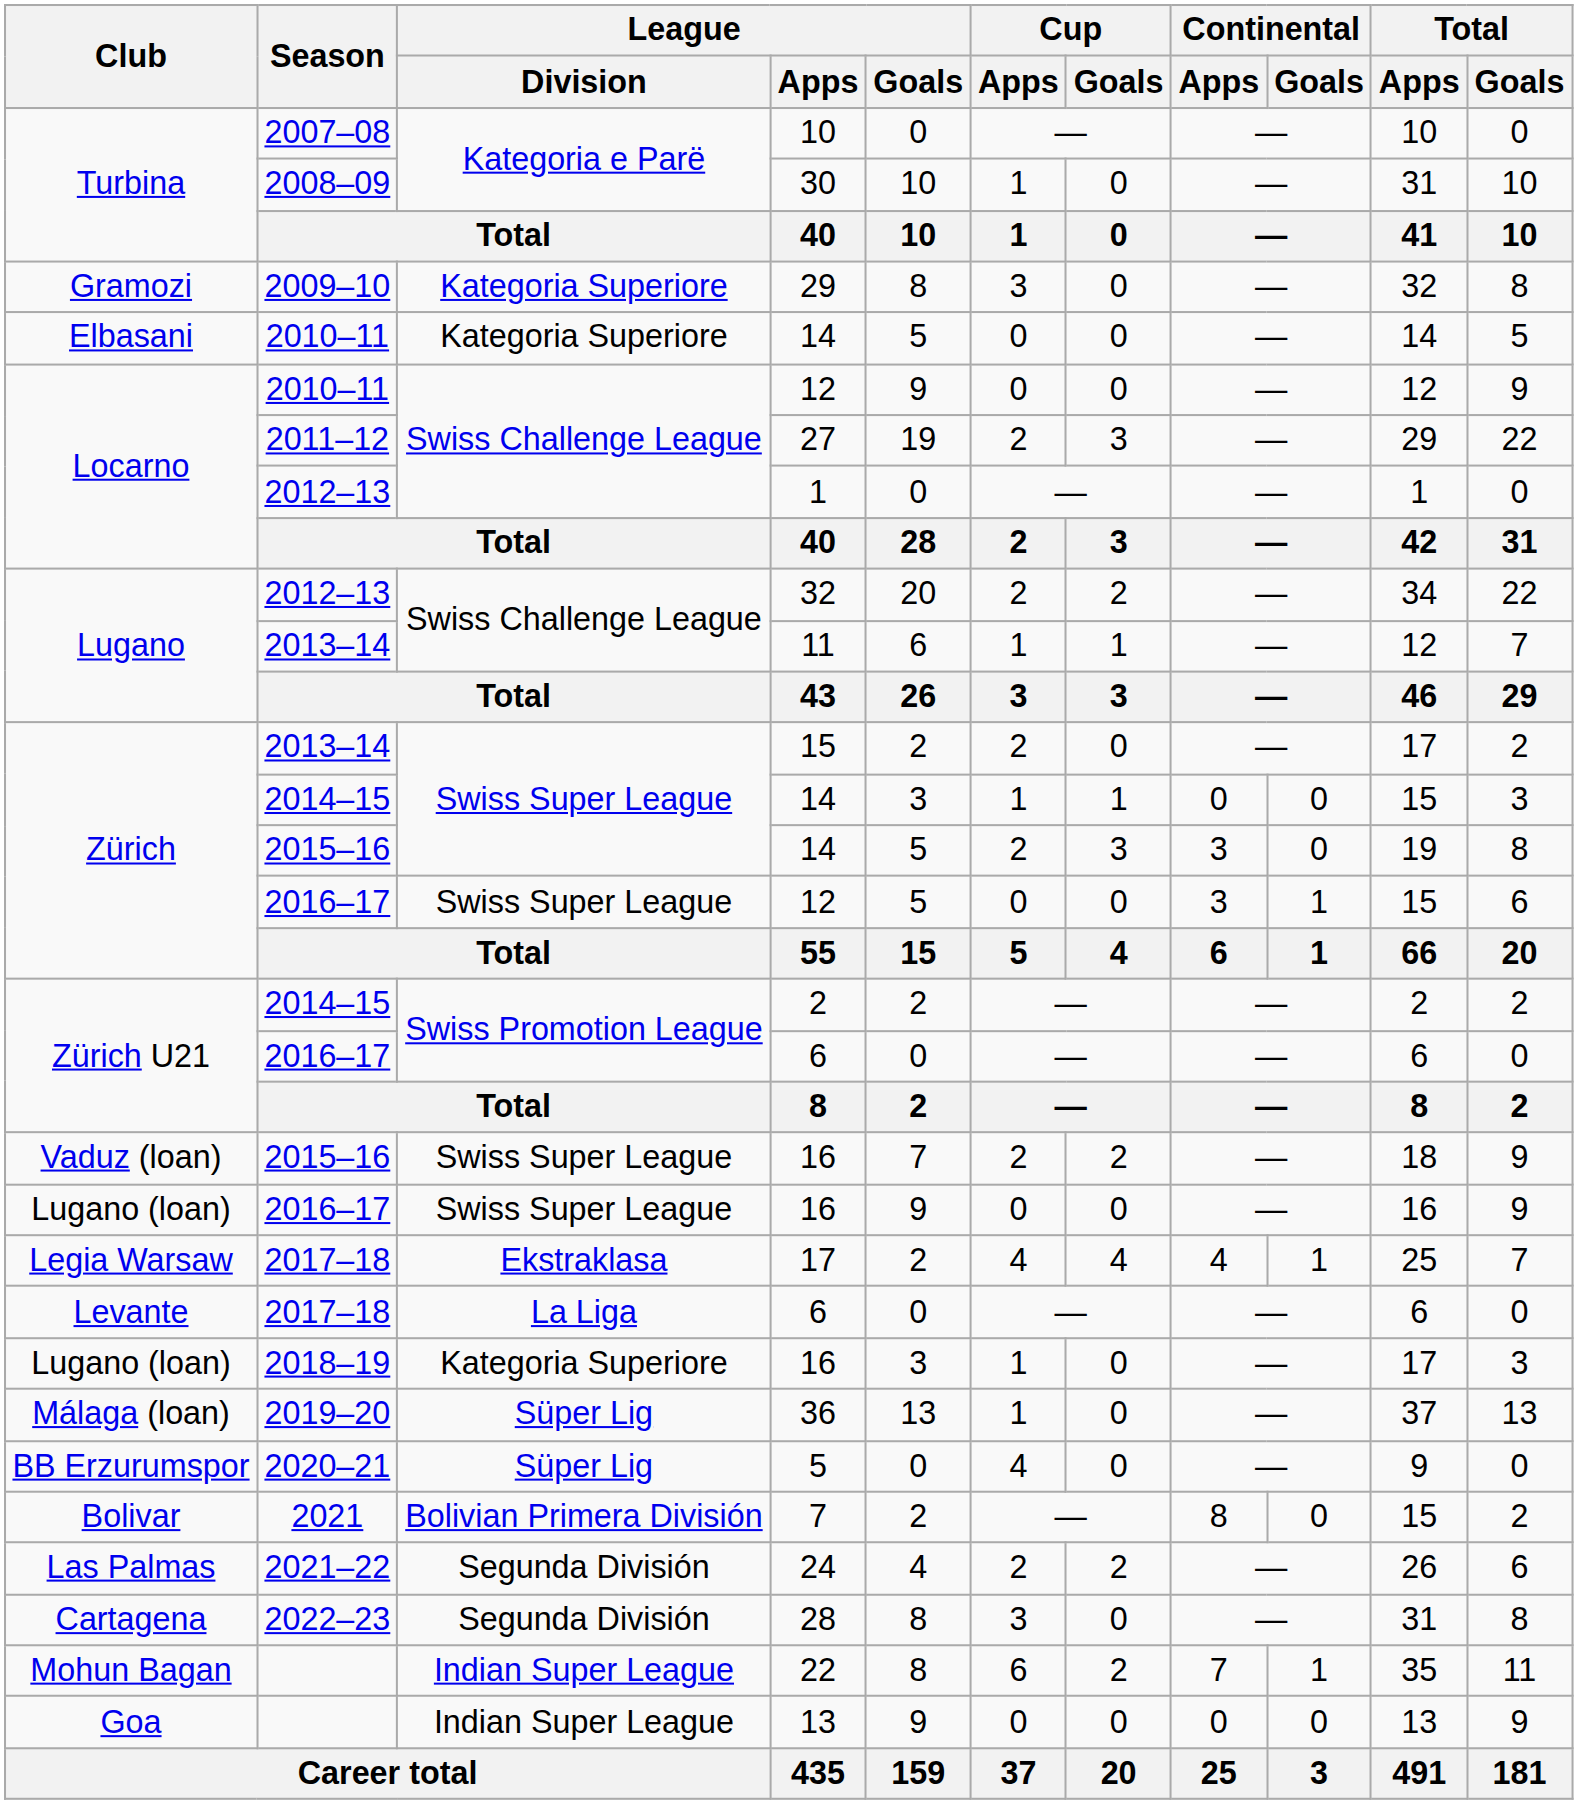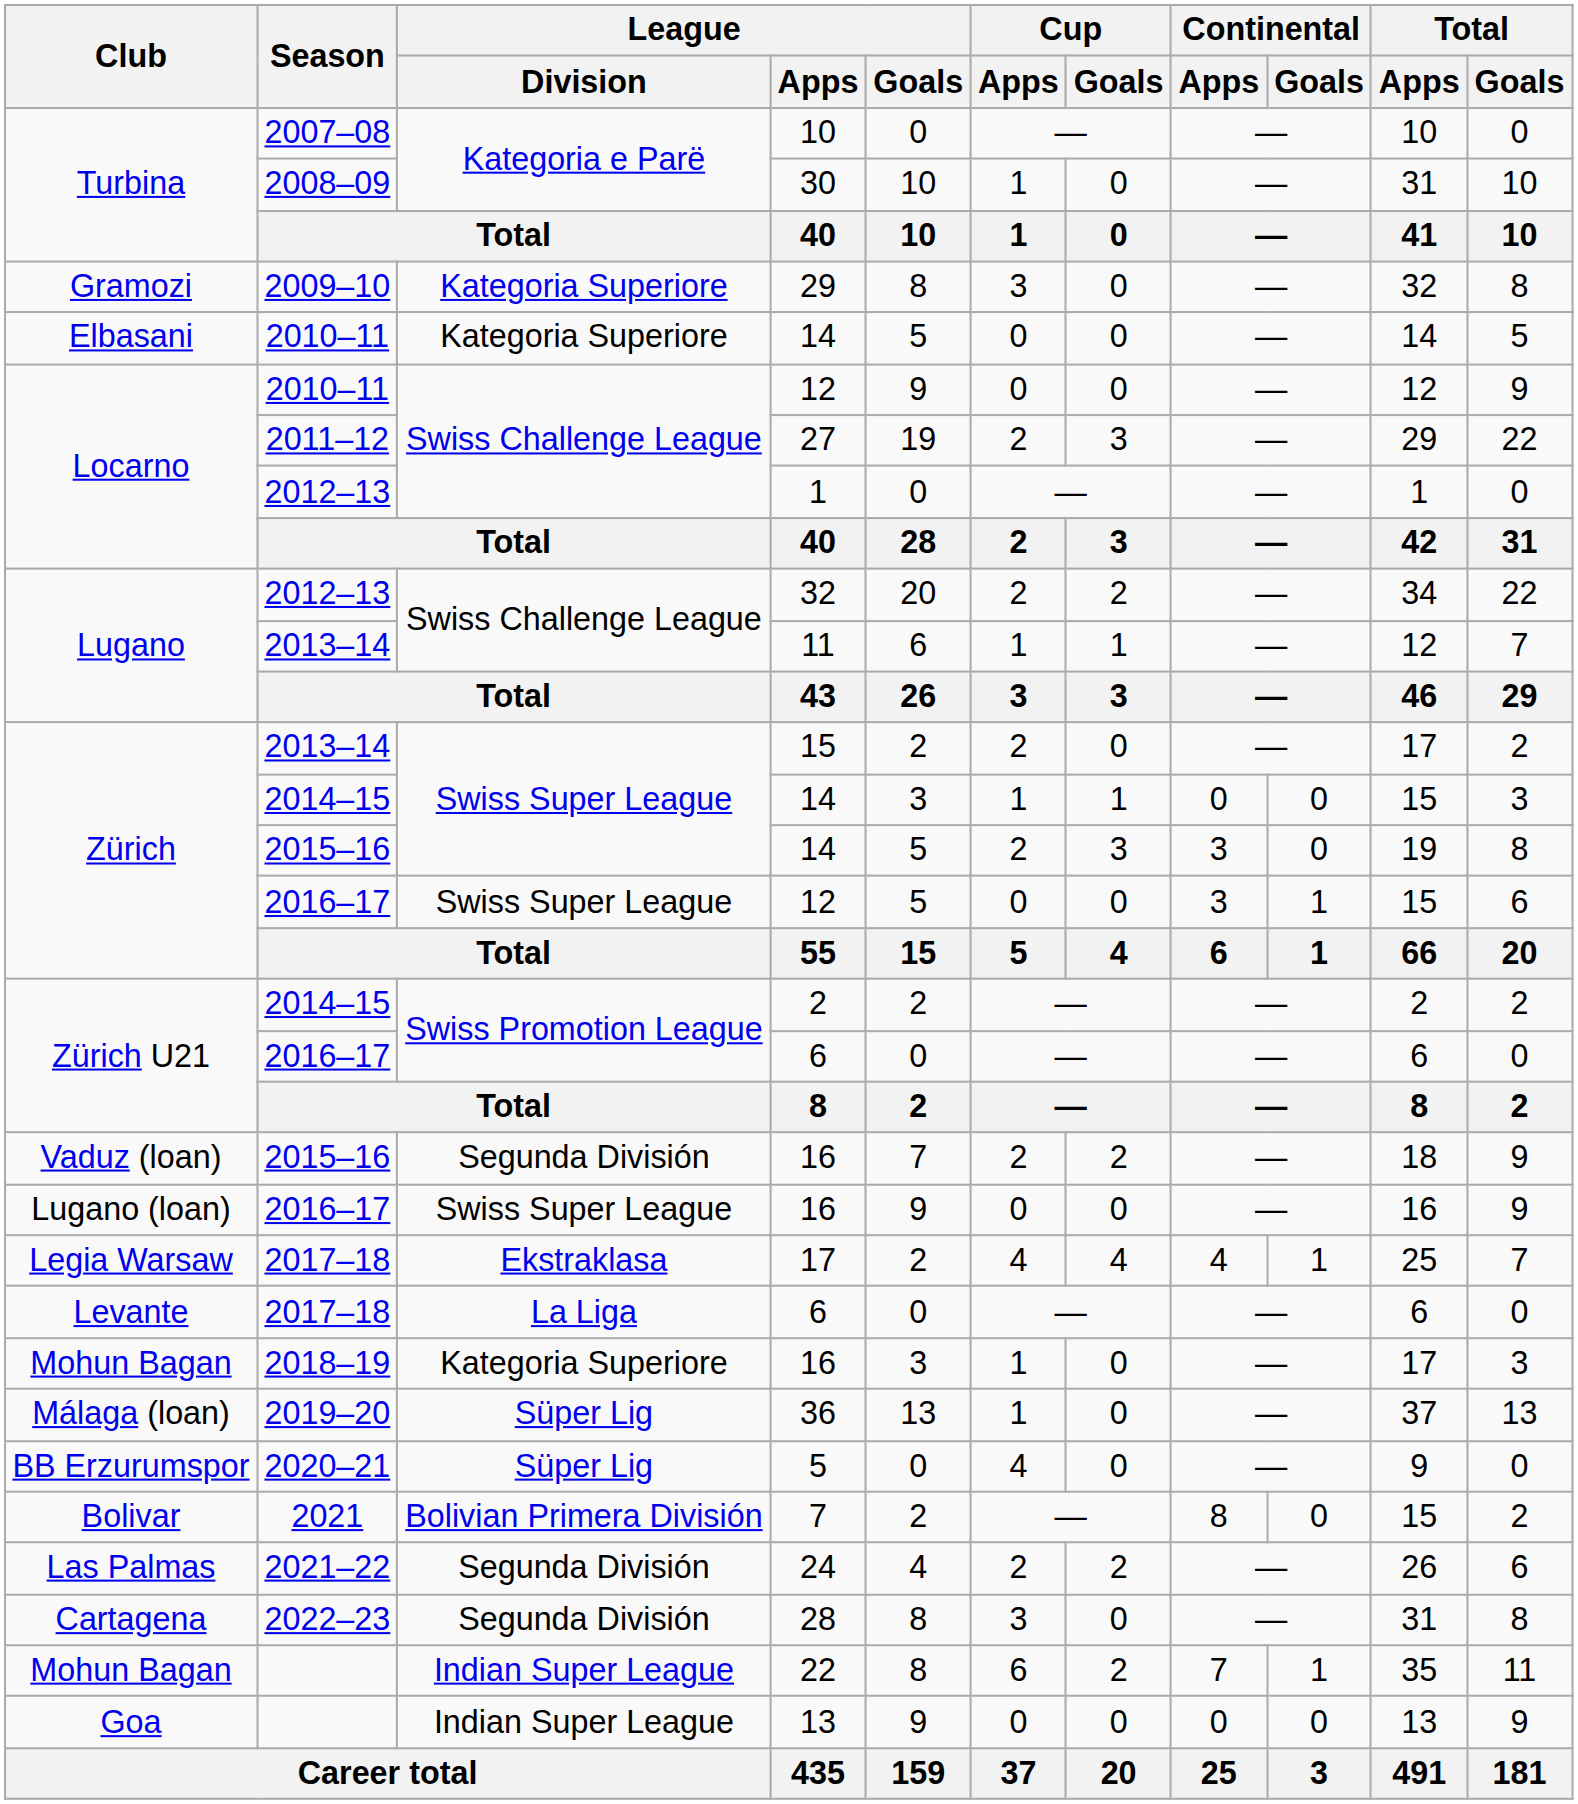(584, 1157) Swiss Super League -> (584, 1157) Segunda División
(131, 1362) Lugano (loan) -> (131, 1362) Mohun Bagan
